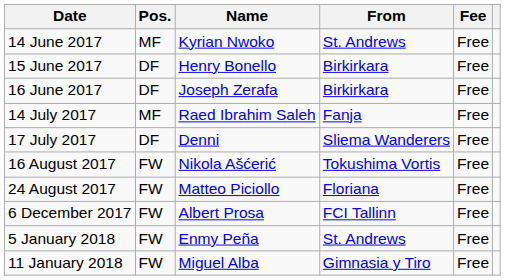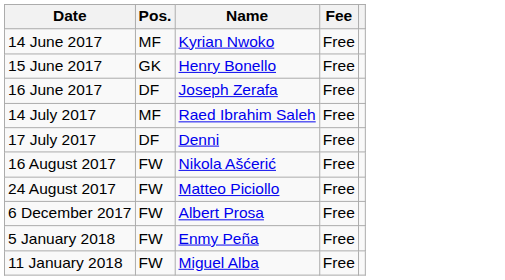- column: (386, 16)
(149, 66) DF -> (150, 66) GK
